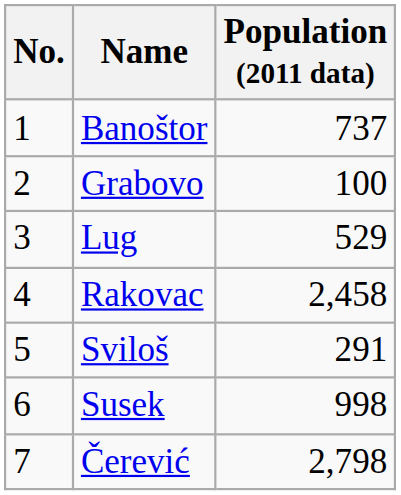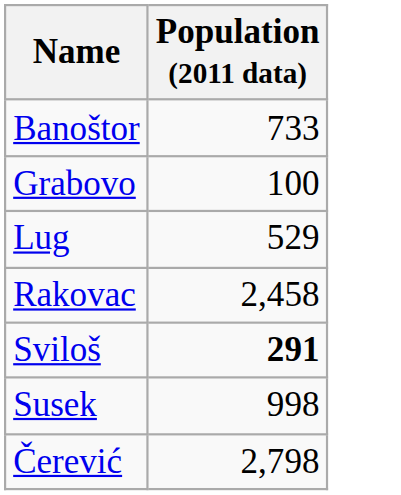- column: (39, 51)
(361, 127) 737 -> (293, 127) 733
(361, 349) normal -> (293, 349) bold
